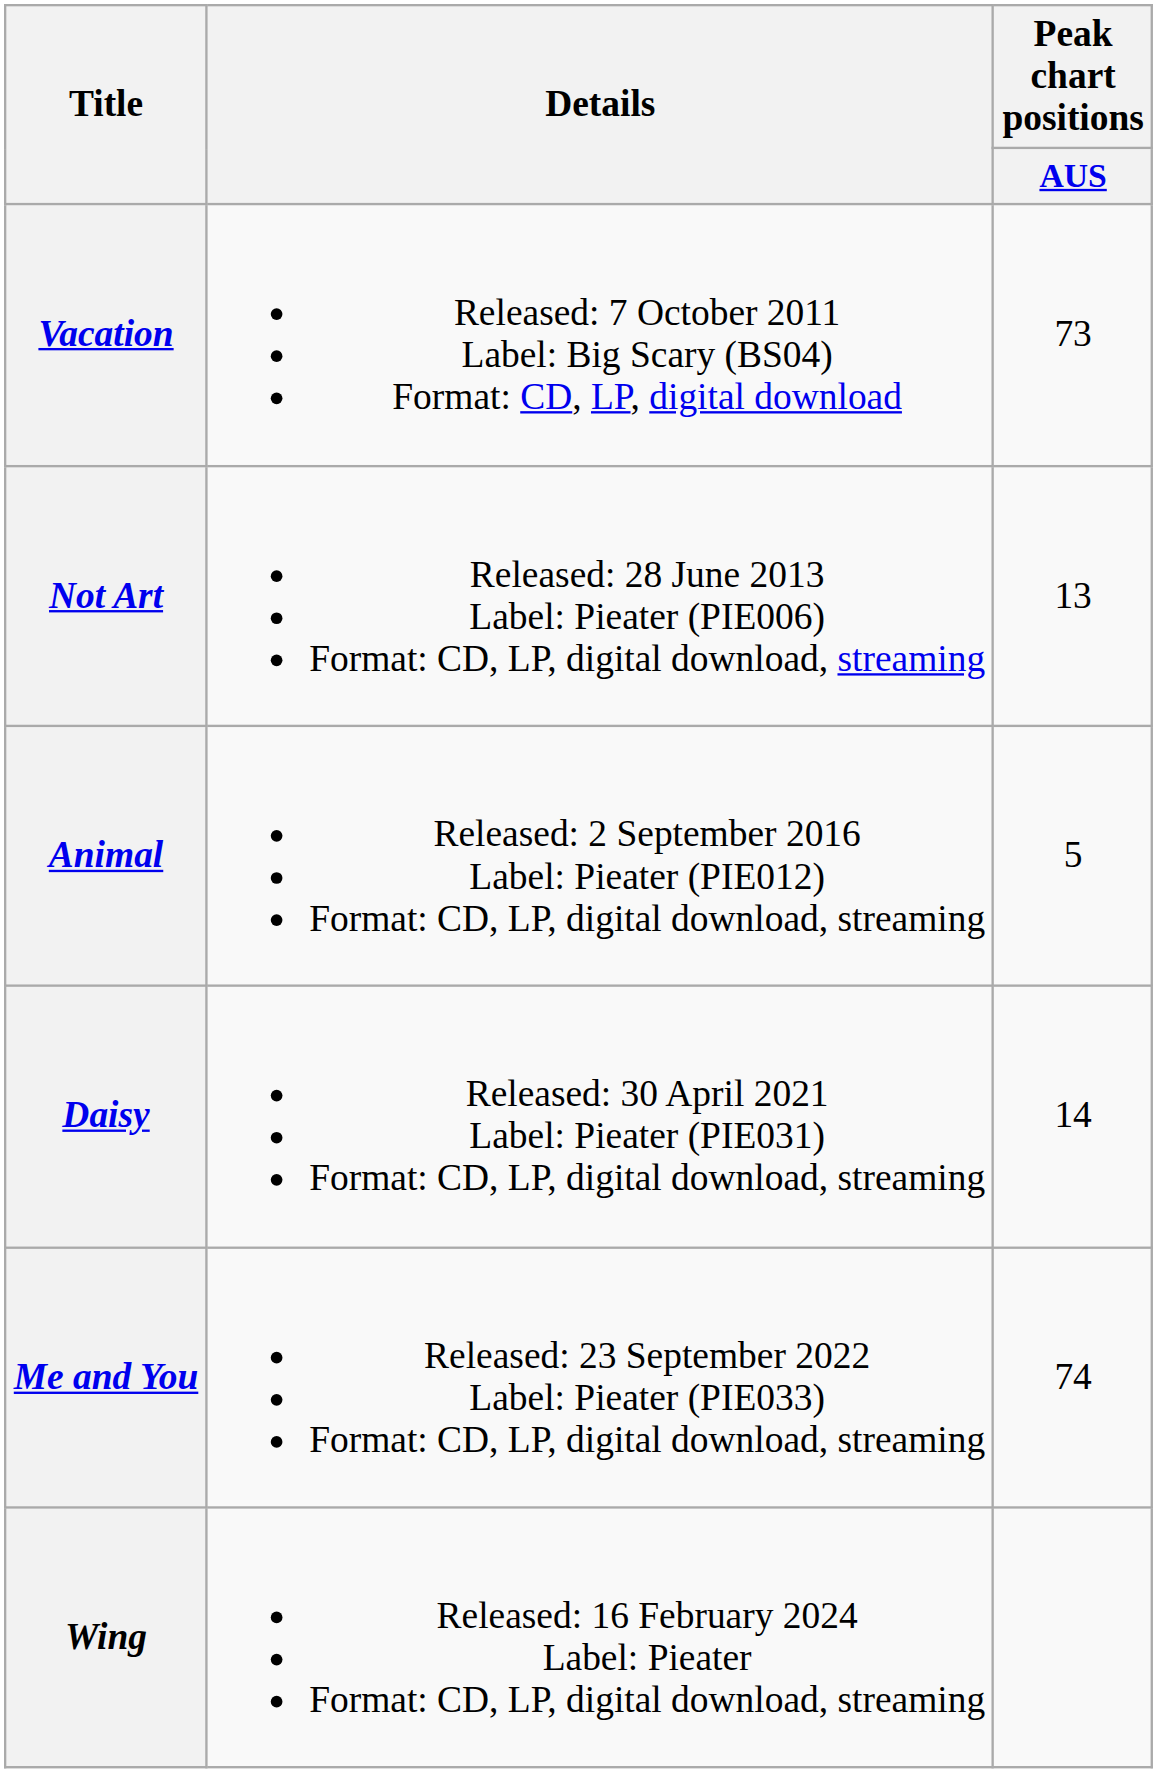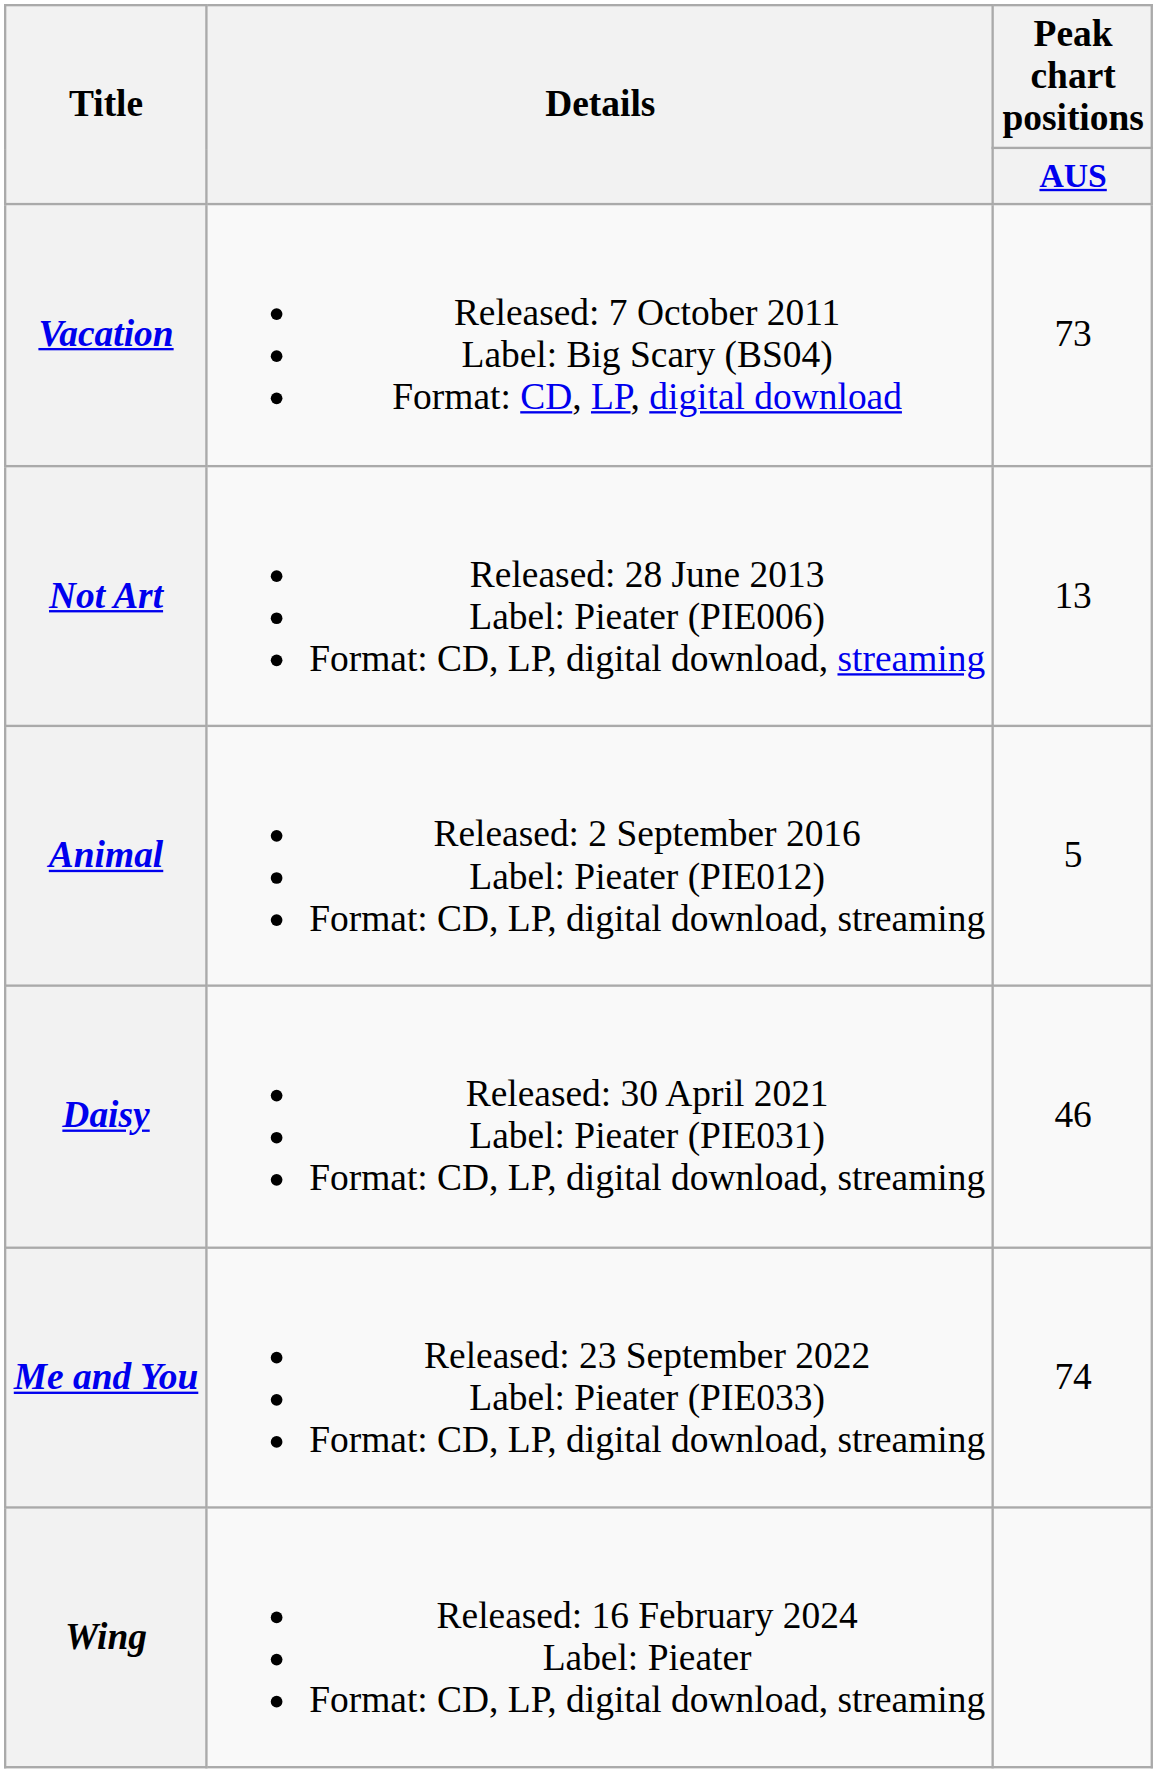(1073, 1115) 14 -> (1073, 1115) 46
